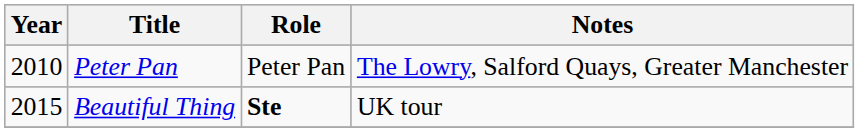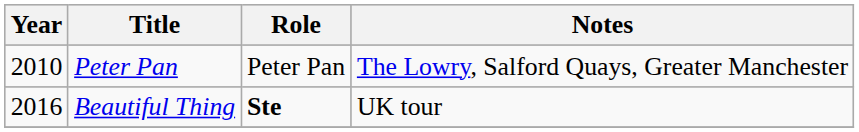(37, 106) 2015 -> (37, 106) 2016
